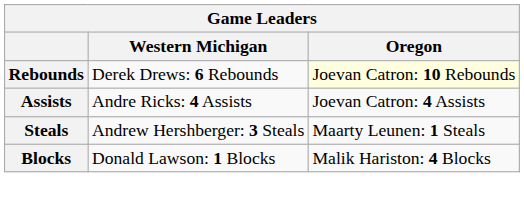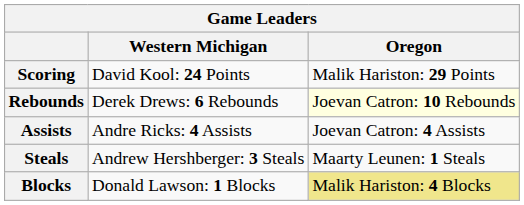+ row: (46, 74)
(402, 158) no background -> (402, 185) khaki background
